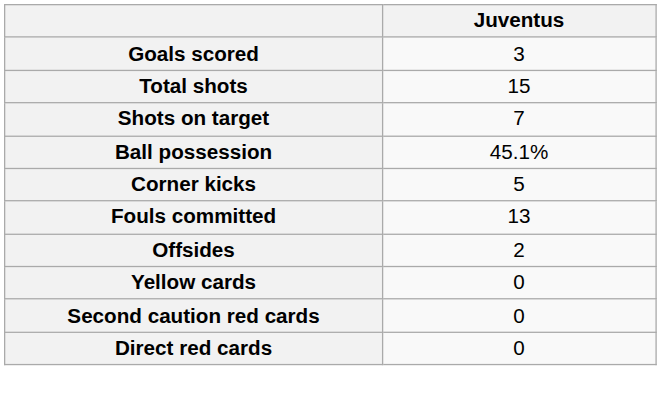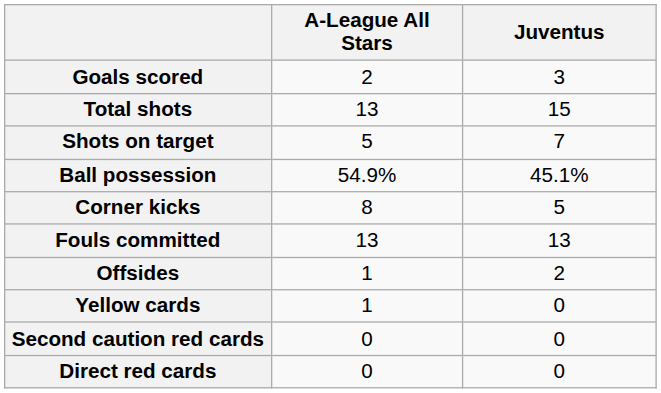+ column: (367, 32)
